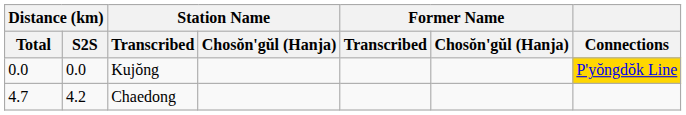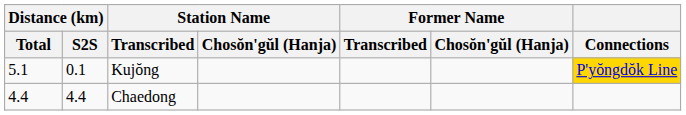(18, 70) 0.0 -> (18, 70) 5.1
(76, 70) 0.0 -> (76, 70) 0.1
(18, 97) 4.7 -> (18, 97) 4.4
(76, 97) 4.2 -> (76, 97) 4.4
